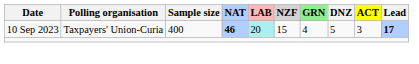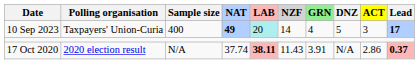(230, 29) 46 -> (230, 29) 49
(282, 29) 15 -> (285, 29) 14
+ row: (32, 50)
